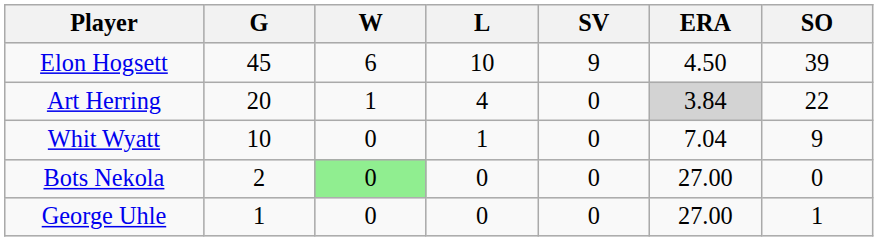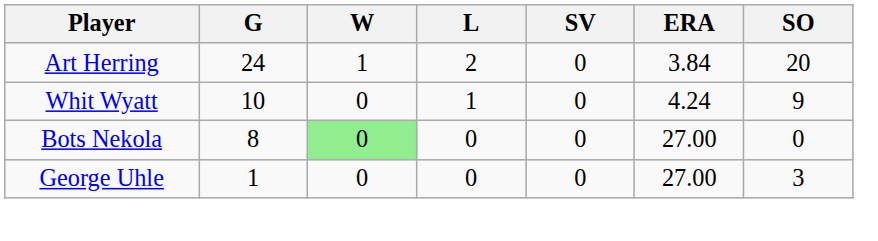- row: (104, 62)
(259, 100) 20 -> (253, 62) 24
(482, 100) 4 -> (471, 62) 2
(705, 100) lightgrey background -> (689, 62) no background
(817, 100) 22 -> (798, 62) 20
(705, 139) 7.04 -> (689, 100) 4.24
(259, 178) 2 -> (253, 139) 8
(817, 216) 1 -> (798, 178) 3
